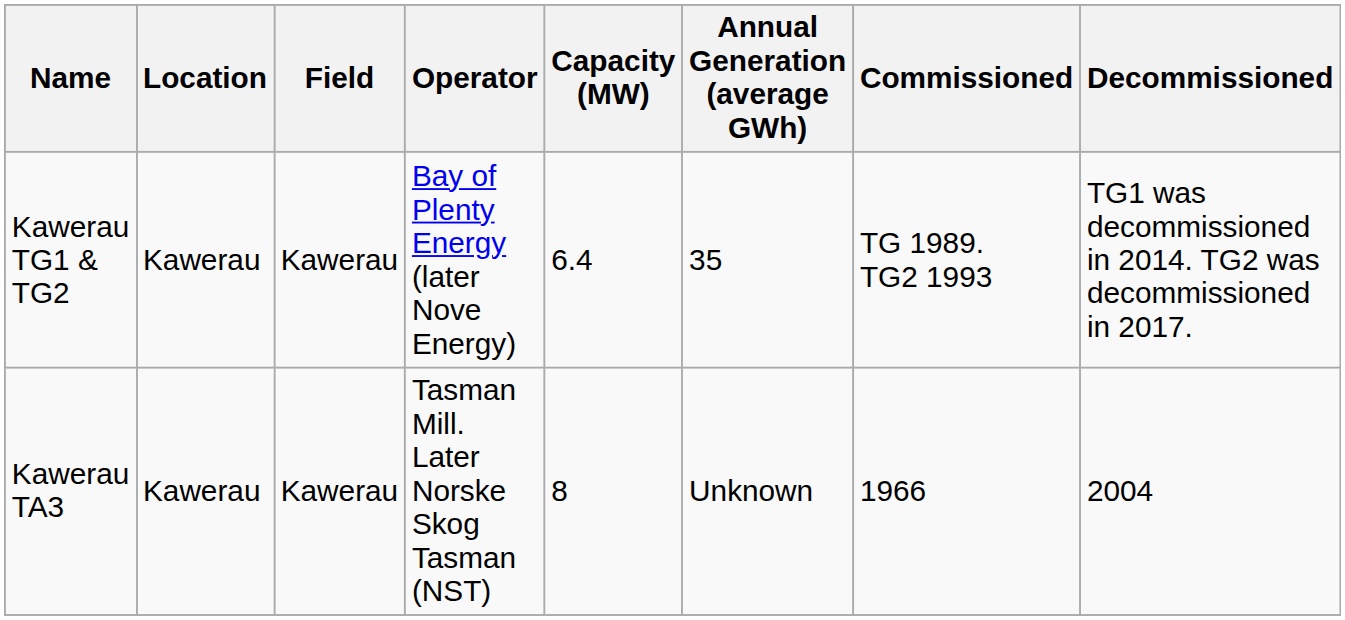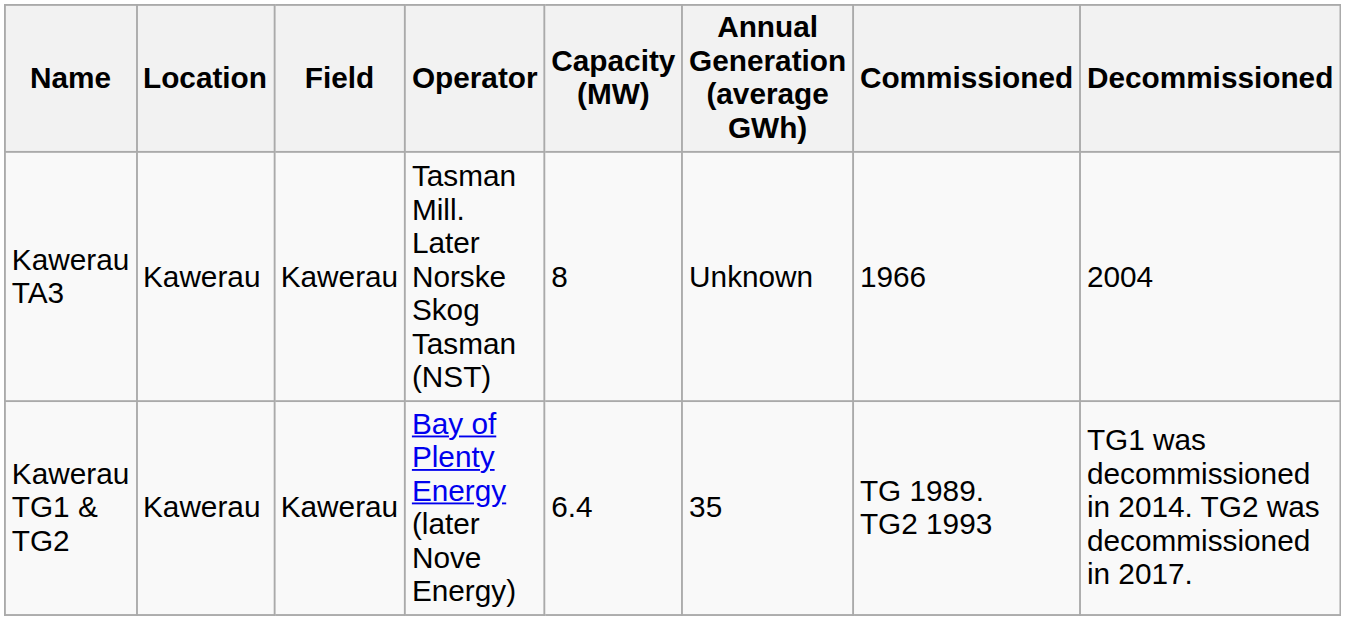rows swapped: (71, 490) <-> (71, 259)
